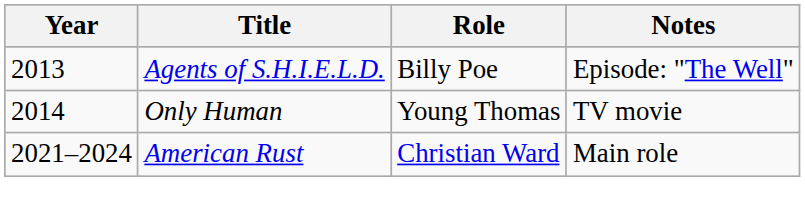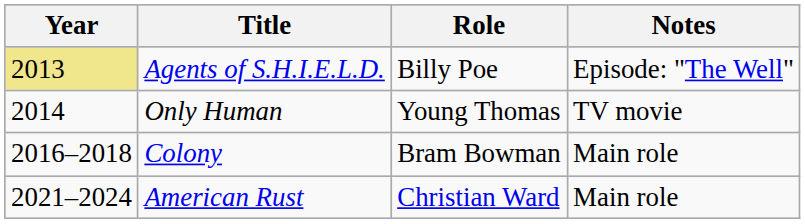(38, 68) no background -> (38, 68) khaki background
+ row: (183, 153)
